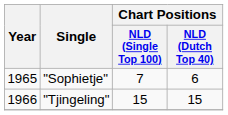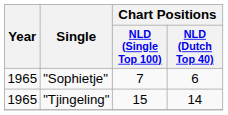(22, 99) 1966 -> (22, 99) 1965
(195, 99) 15 -> (195, 99) 14
